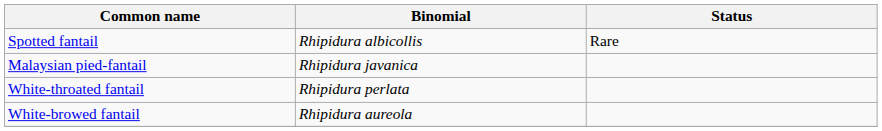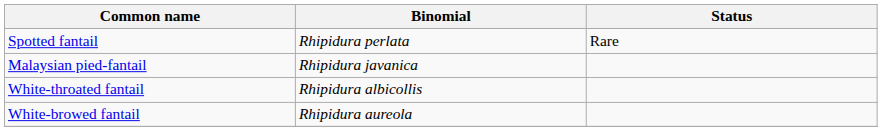(361, 41) Rhipidura albicollis -> (354, 41) Rhipidura perlata
(354, 89) Rhipidura perlata -> (361, 89) Rhipidura albicollis
